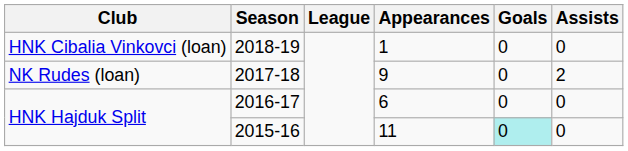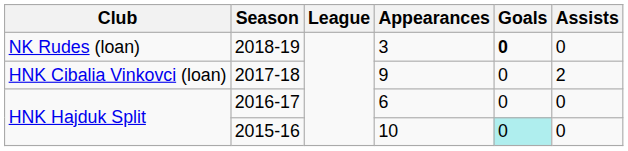(118, 46) HNK Cibalia Vinkovci (loan) -> (74, 46) NK Rudes (loan)
(383, 46) 1 -> (383, 46) 3
(503, 46) normal -> (503, 46) bold
(74, 74) NK Rudes (loan) -> (118, 74) HNK Cibalia Vinkovci (loan)
(388, 131) 11 -> (388, 131) 10
